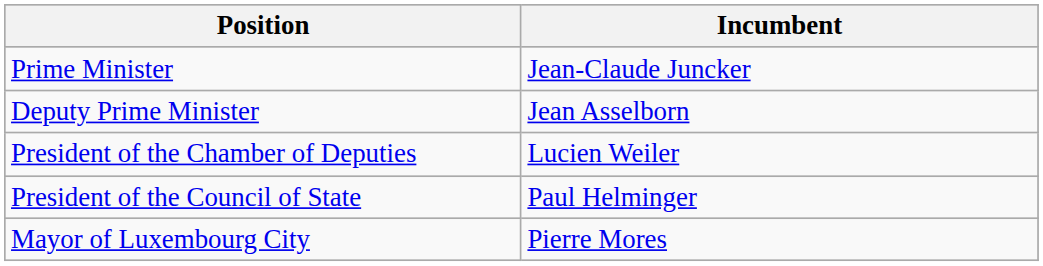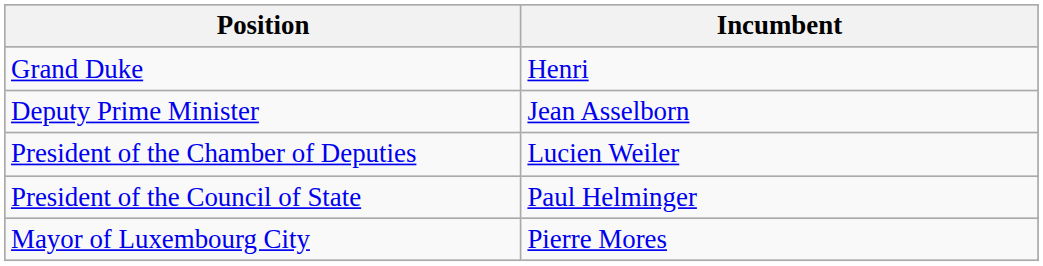+ row: (77, 68)
- row: (92, 68)
